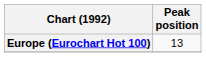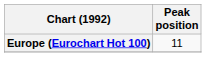(177, 43) 13 -> (177, 43) 11
